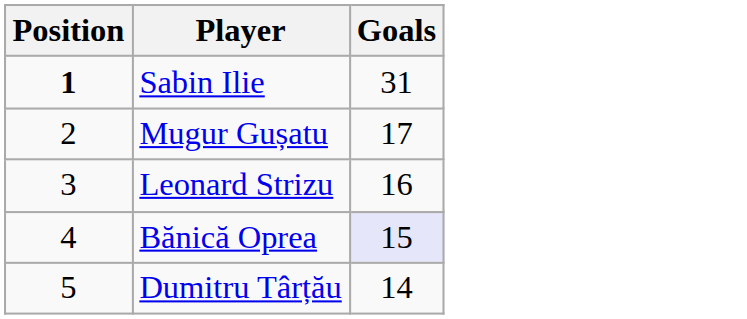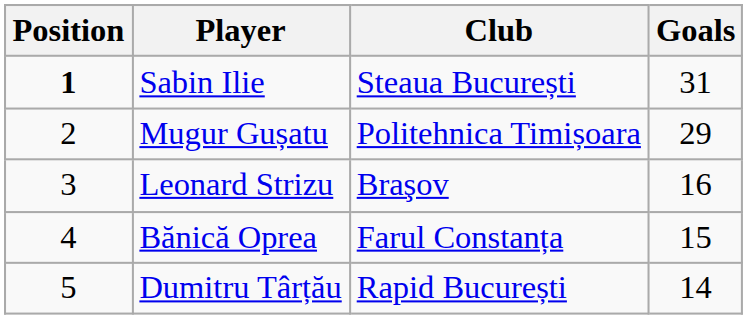+ column: (499, 30)
(396, 133) 17 -> (696, 133) 29
(396, 236) lavender background -> (696, 236) no background
